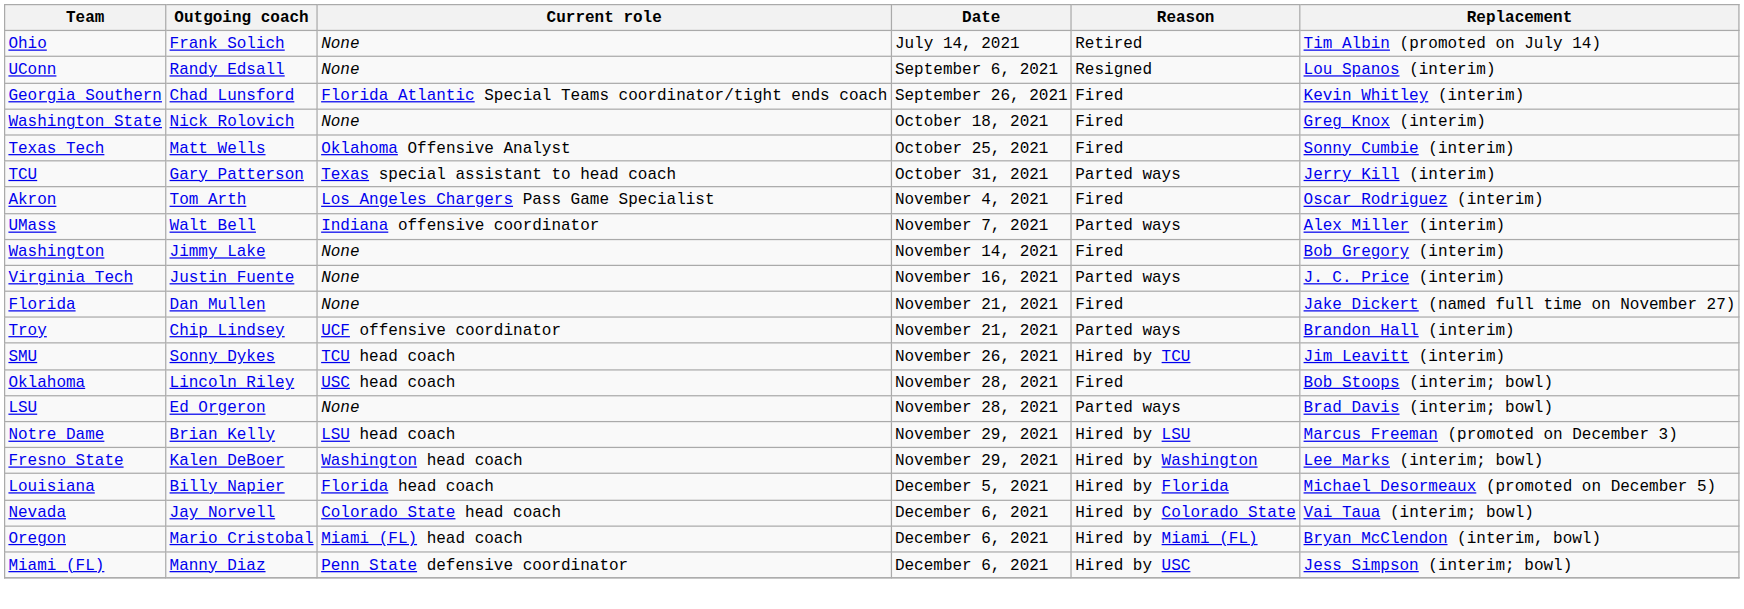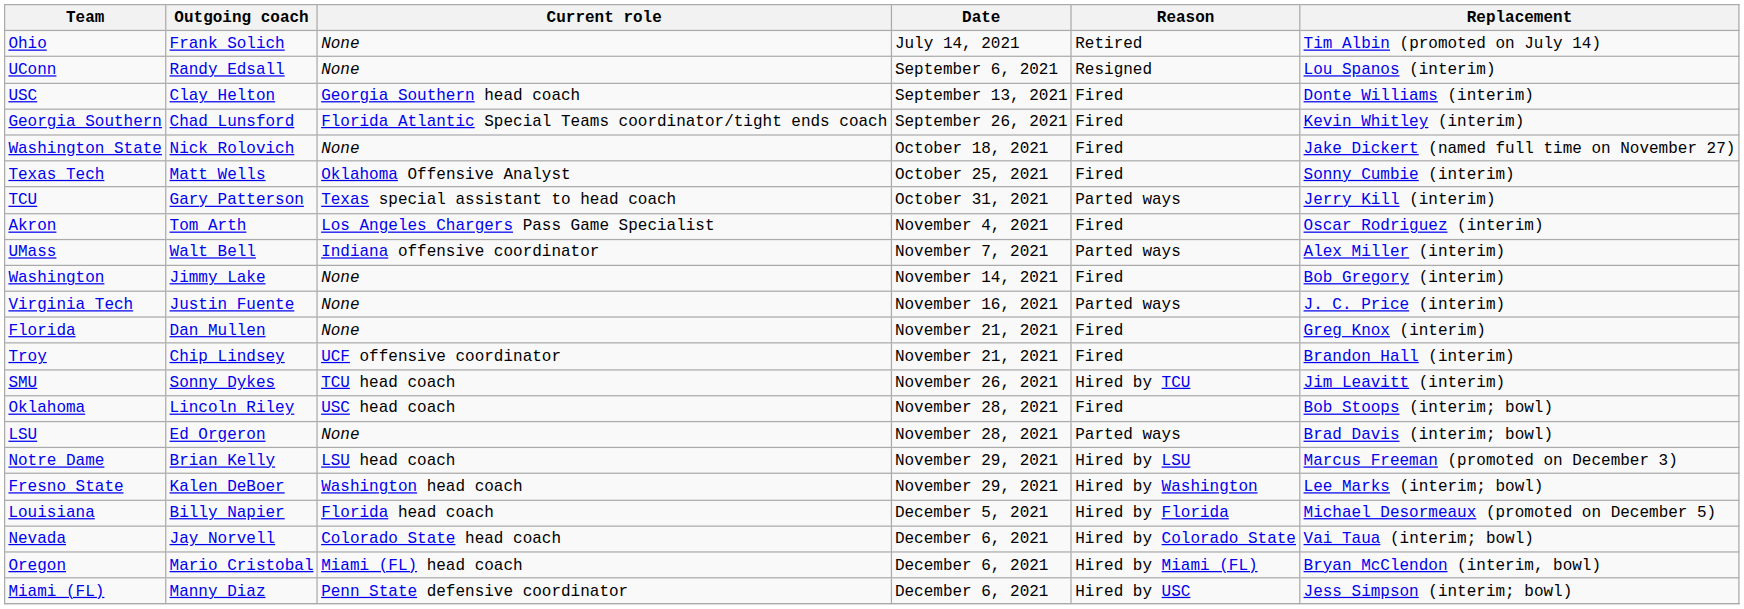+ row: (23, 96)
(1395, 122) Greg Knox (interim) -> (1519, 148) Jake Dickert (named full time on November 27)
(1519, 304) Jake Dickert (named full time on November 27) -> (1395, 330) Greg Knox (interim)
(1128, 330) Parted ways -> (1099, 356) Fired
